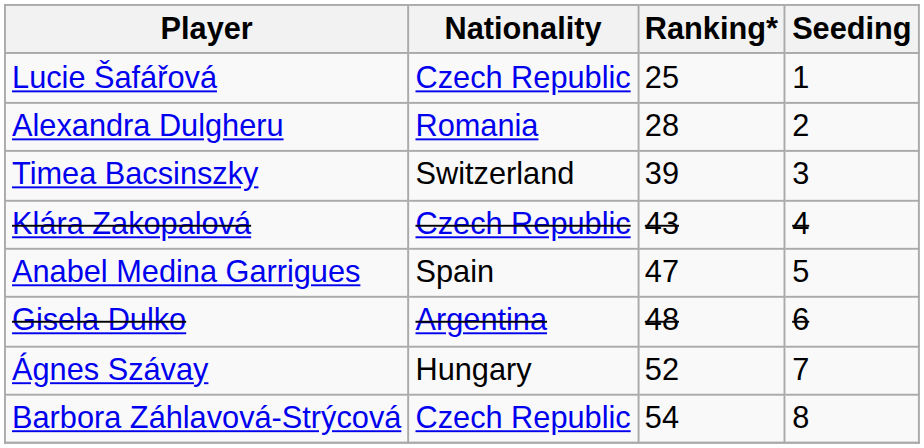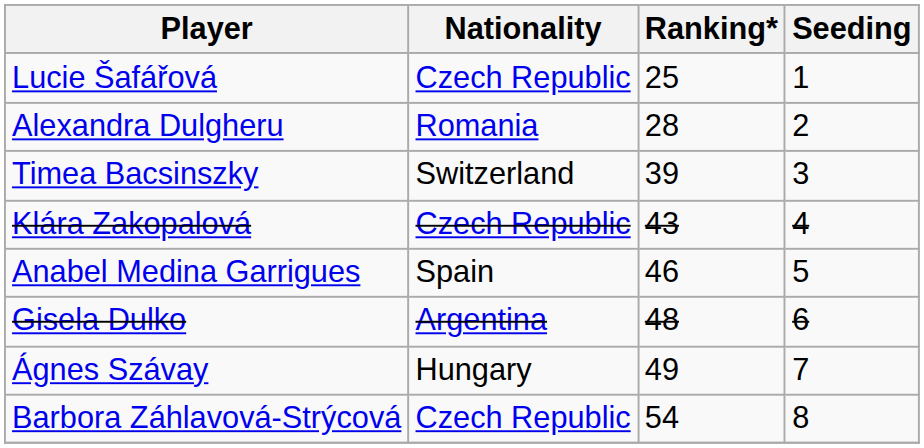(662, 272) 47 -> (662, 272) 46
(662, 369) 52 -> (662, 369) 49
